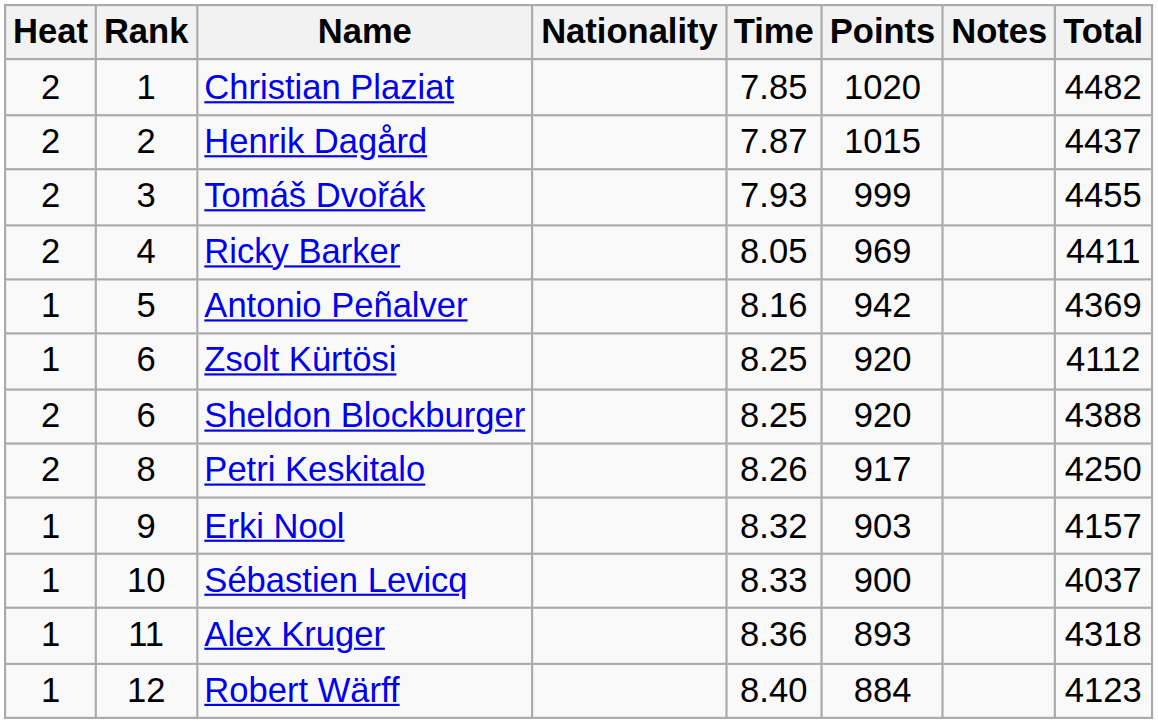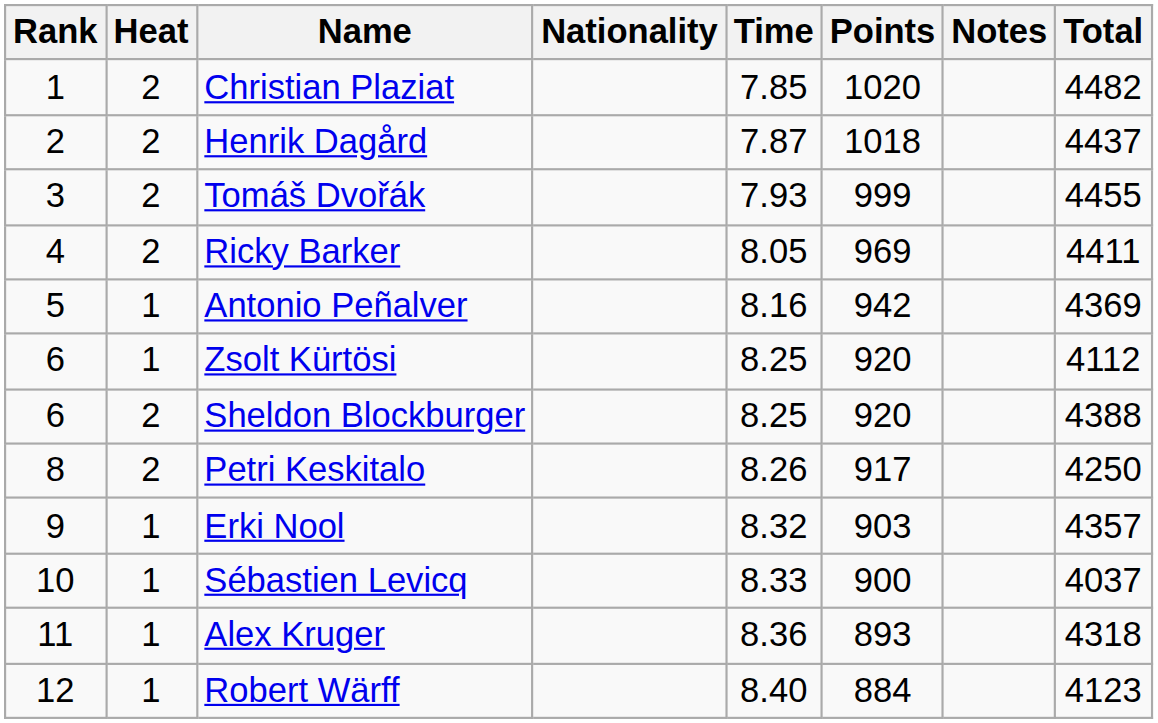columns swapped: (146, 31) <-> (51, 31)
(883, 141) 1015 -> (883, 141) 1018
(1103, 525) 4157 -> (1103, 525) 4357
